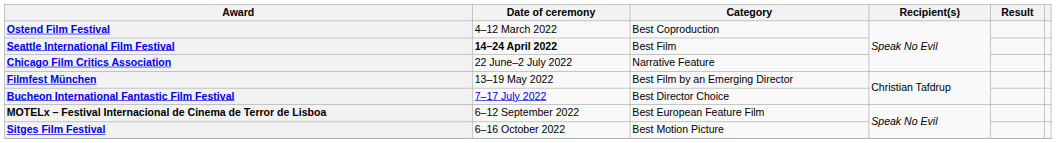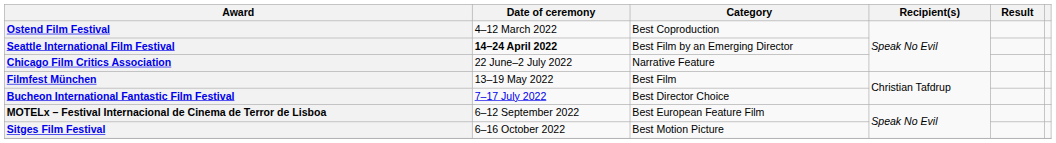(654, 46) Best Film -> (713, 46) Best Film by an Emerging Director
(713, 79) Best Film by an Emerging Director -> (654, 79) Best Film
